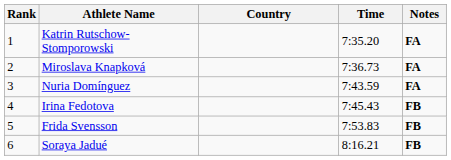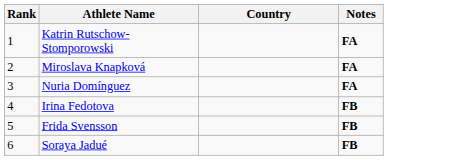- column: (371, 14)
